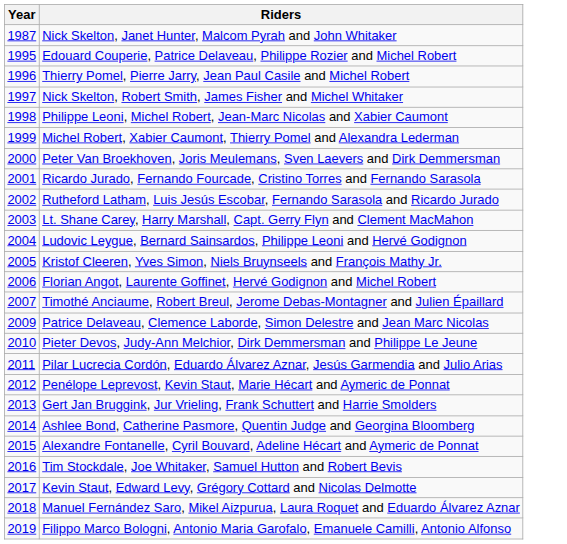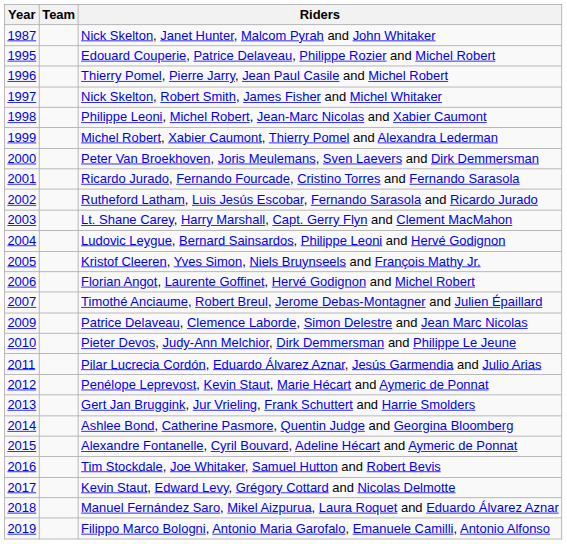+ column: (59, 14)
